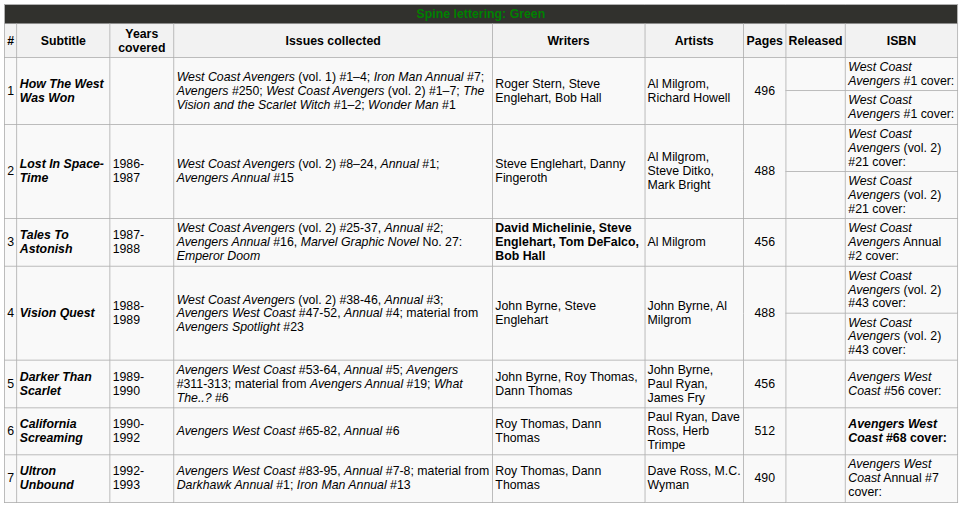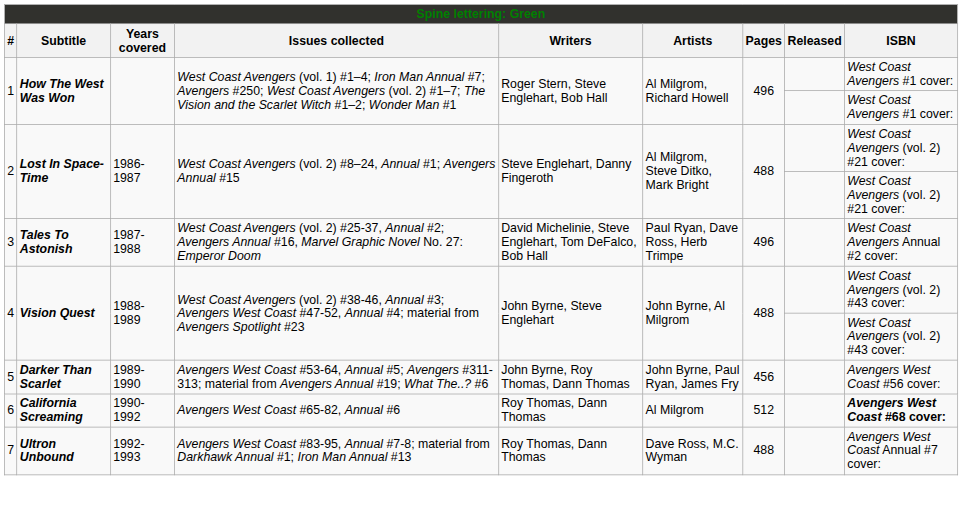(567, 242) bold -> (569, 242) normal
(677, 242) Al Milgrom -> (692, 242) Paul Ryan, Dave Ross, Herb Trimpe
(765, 242) 456 -> (764, 242) 496
(694, 431) Paul Ryan, Dave Ross, Herb Trimpe -> (675, 410) Al Milgrom
(765, 478) 490 -> (764, 450) 488
